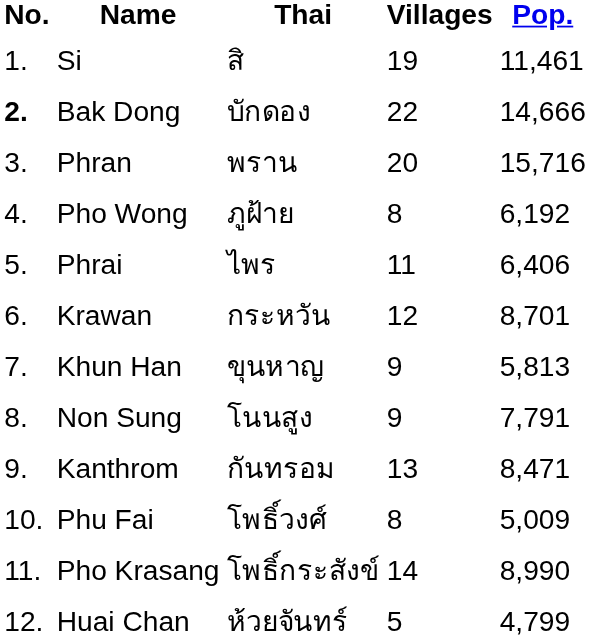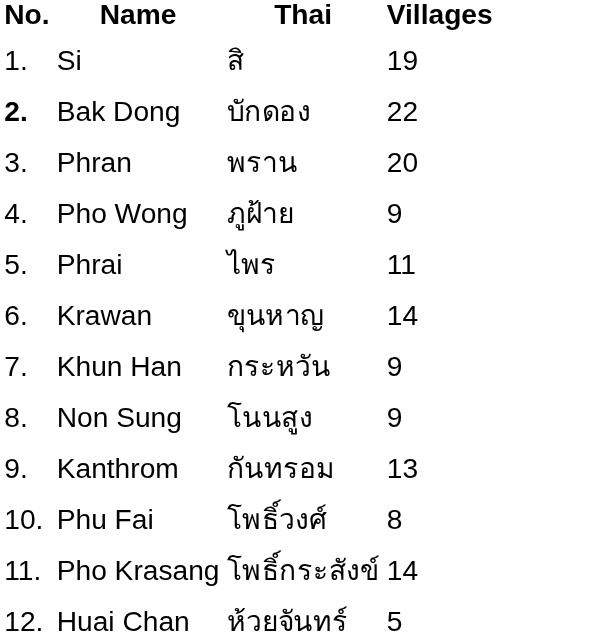- column: (543, 14)
(395, 212) 8 -> (395, 212) 9
(278, 315) กระหวัน -> (276, 315) ขุนหาญ
(402, 314) 12 -> (402, 314) 14
(276, 366) ขุนหาญ -> (278, 366) กระหวัน
